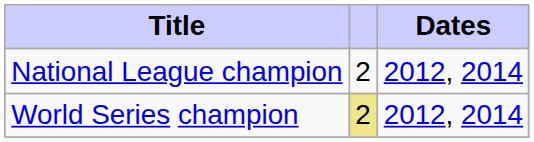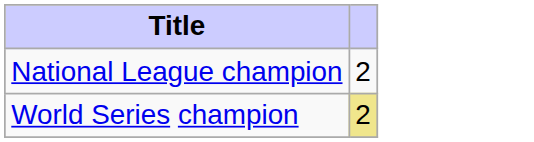- column: (453, 26)
